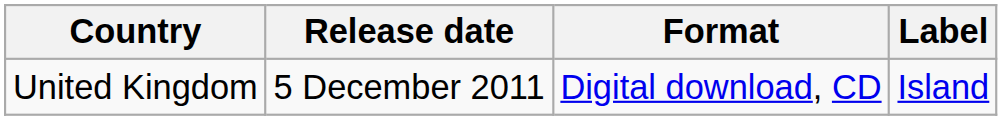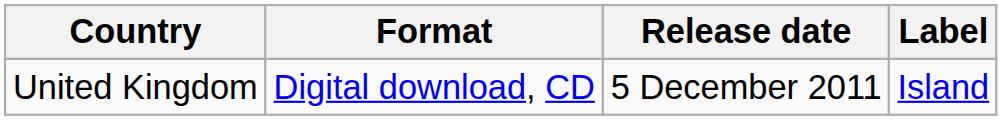columns swapped: (409, 31) <-> (721, 31)
